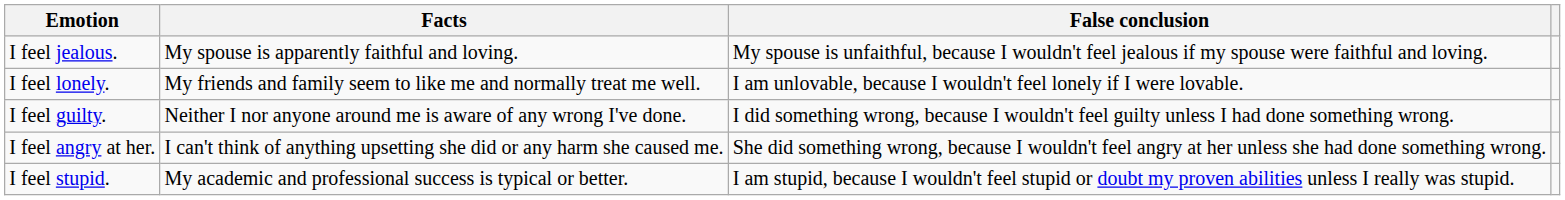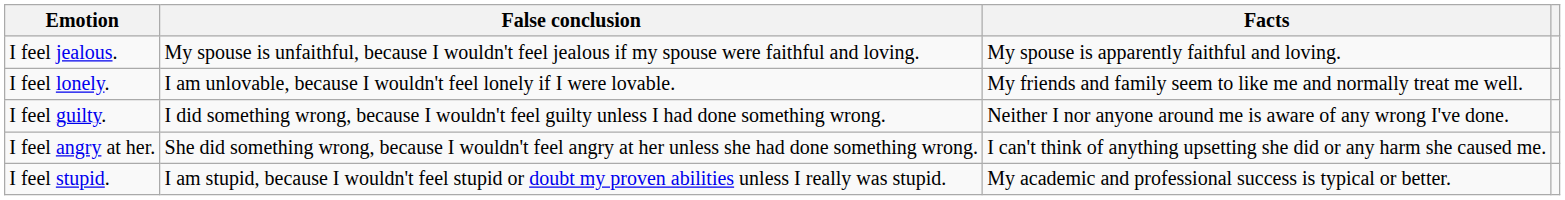columns swapped: (444, 20) <-> (1139, 20)
